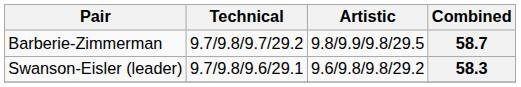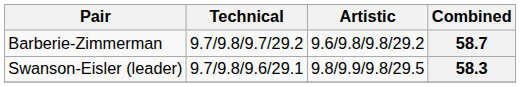(368, 43) 9.8/9.9/9.8/29.5 -> (368, 43) 9.6/9.8/9.8/29.2
(368, 69) 9.6/9.8/9.8/29.2 -> (368, 69) 9.8/9.9/9.8/29.5
